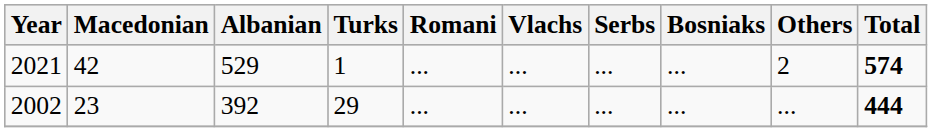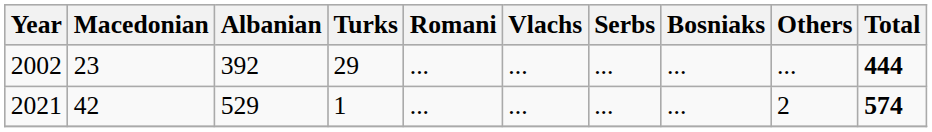rows swapped: (36, 106) <-> (36, 65)
